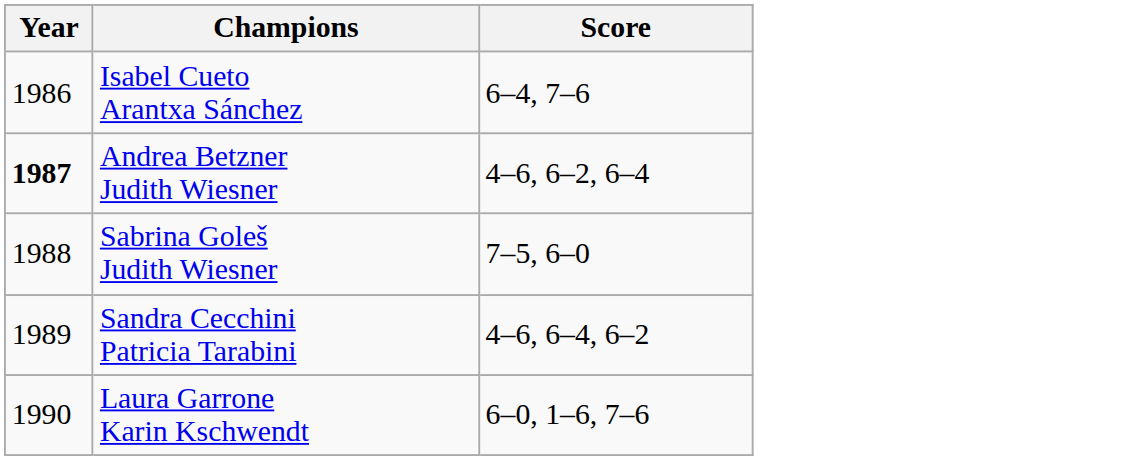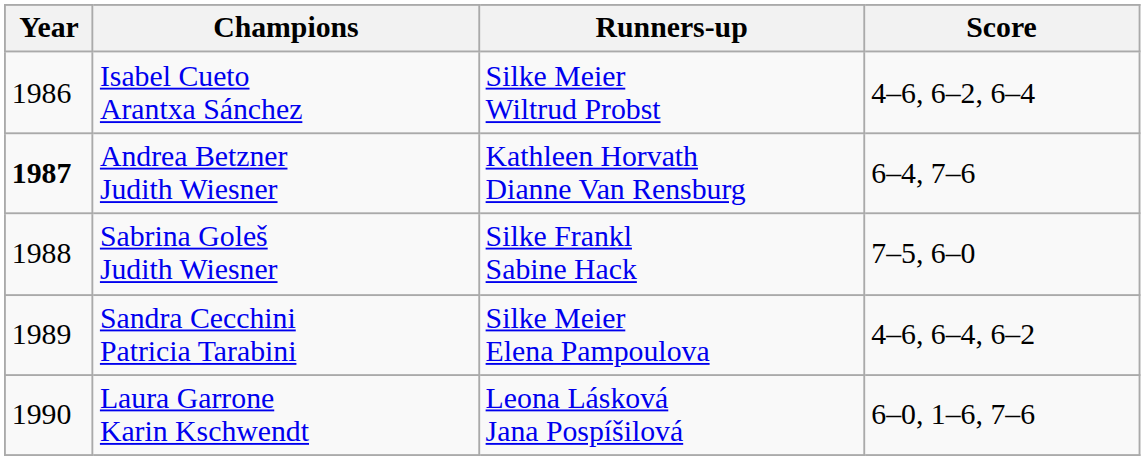+ column: (672, 28)
(538, 92) 6–4, 7–6 -> (953, 92) 4–6, 6–2, 6–4
(567, 172) 4–6, 6–2, 6–4 -> (923, 172) 6–4, 7–6
